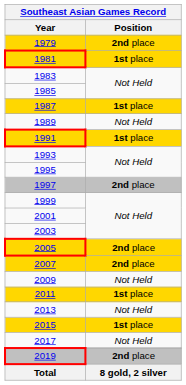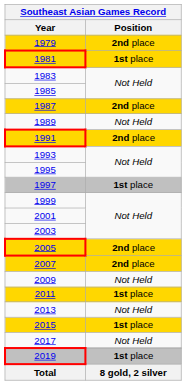(133, 106) 1st place -> (133, 106) 2nd place
(134, 138) 1st place -> (134, 138) 2nd place
(133, 185) 2nd place -> (133, 185) 1st place
(134, 356) 2nd place -> (134, 356) 1st place
